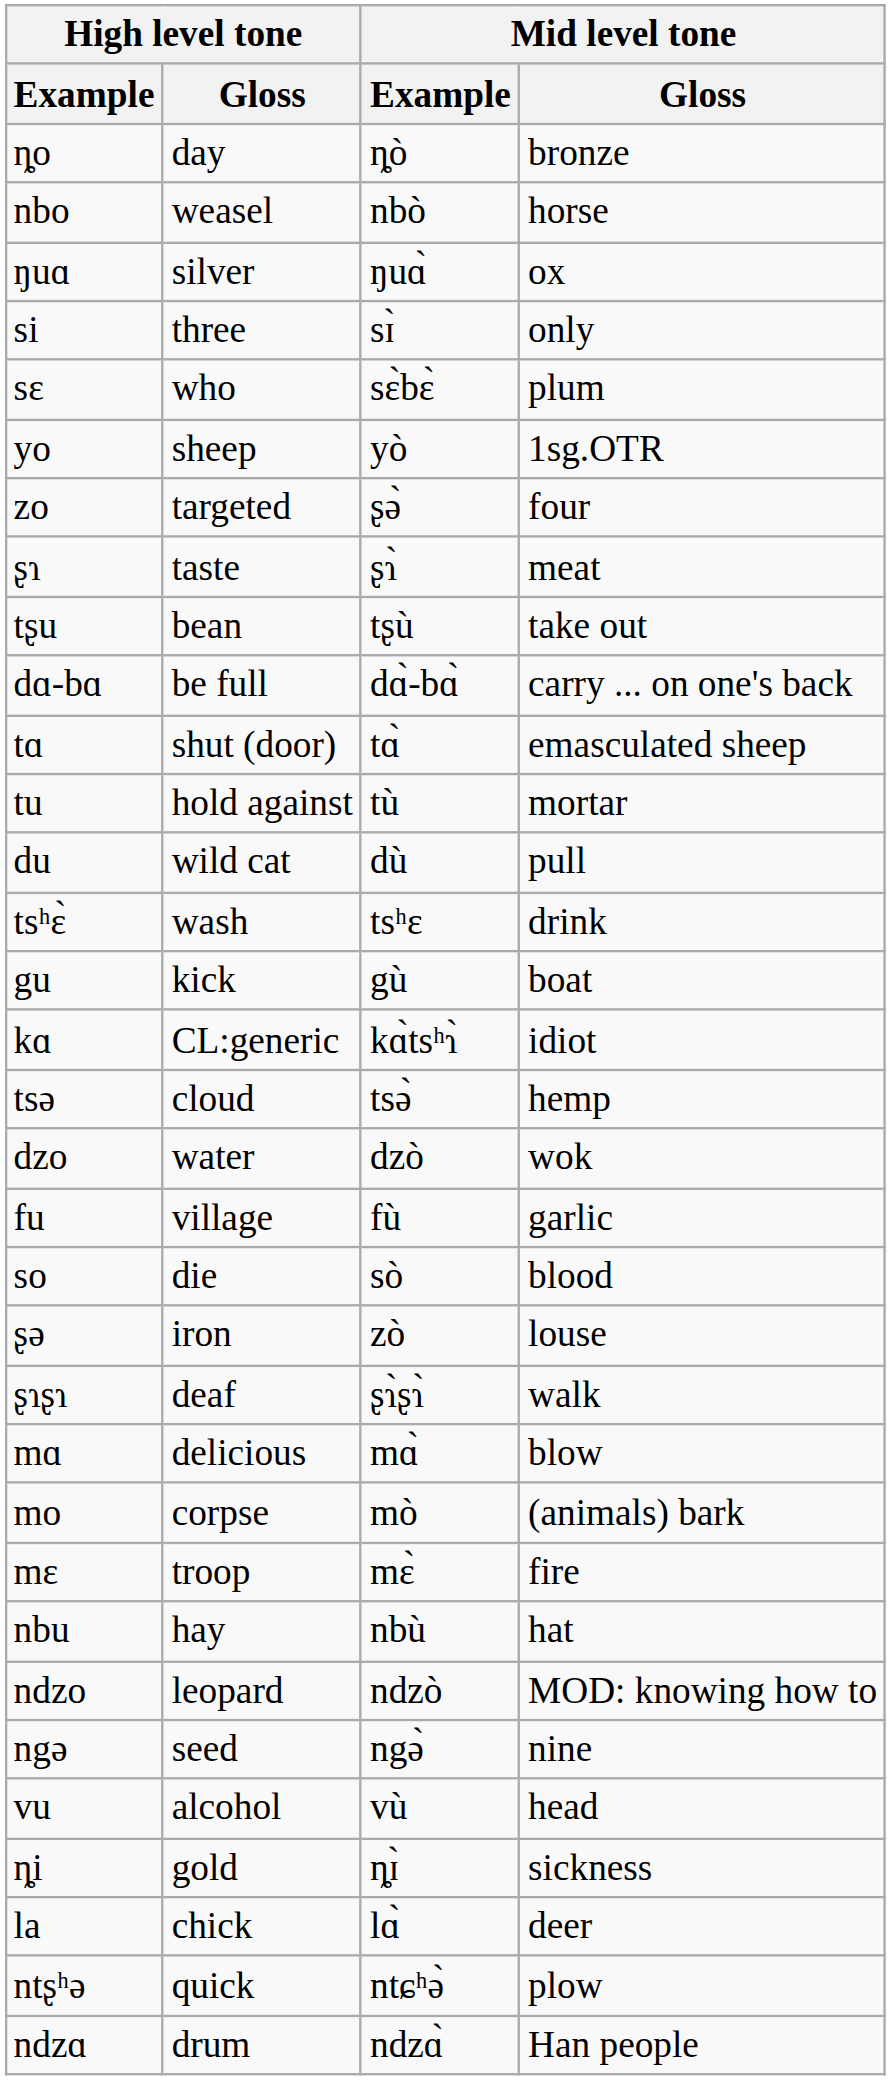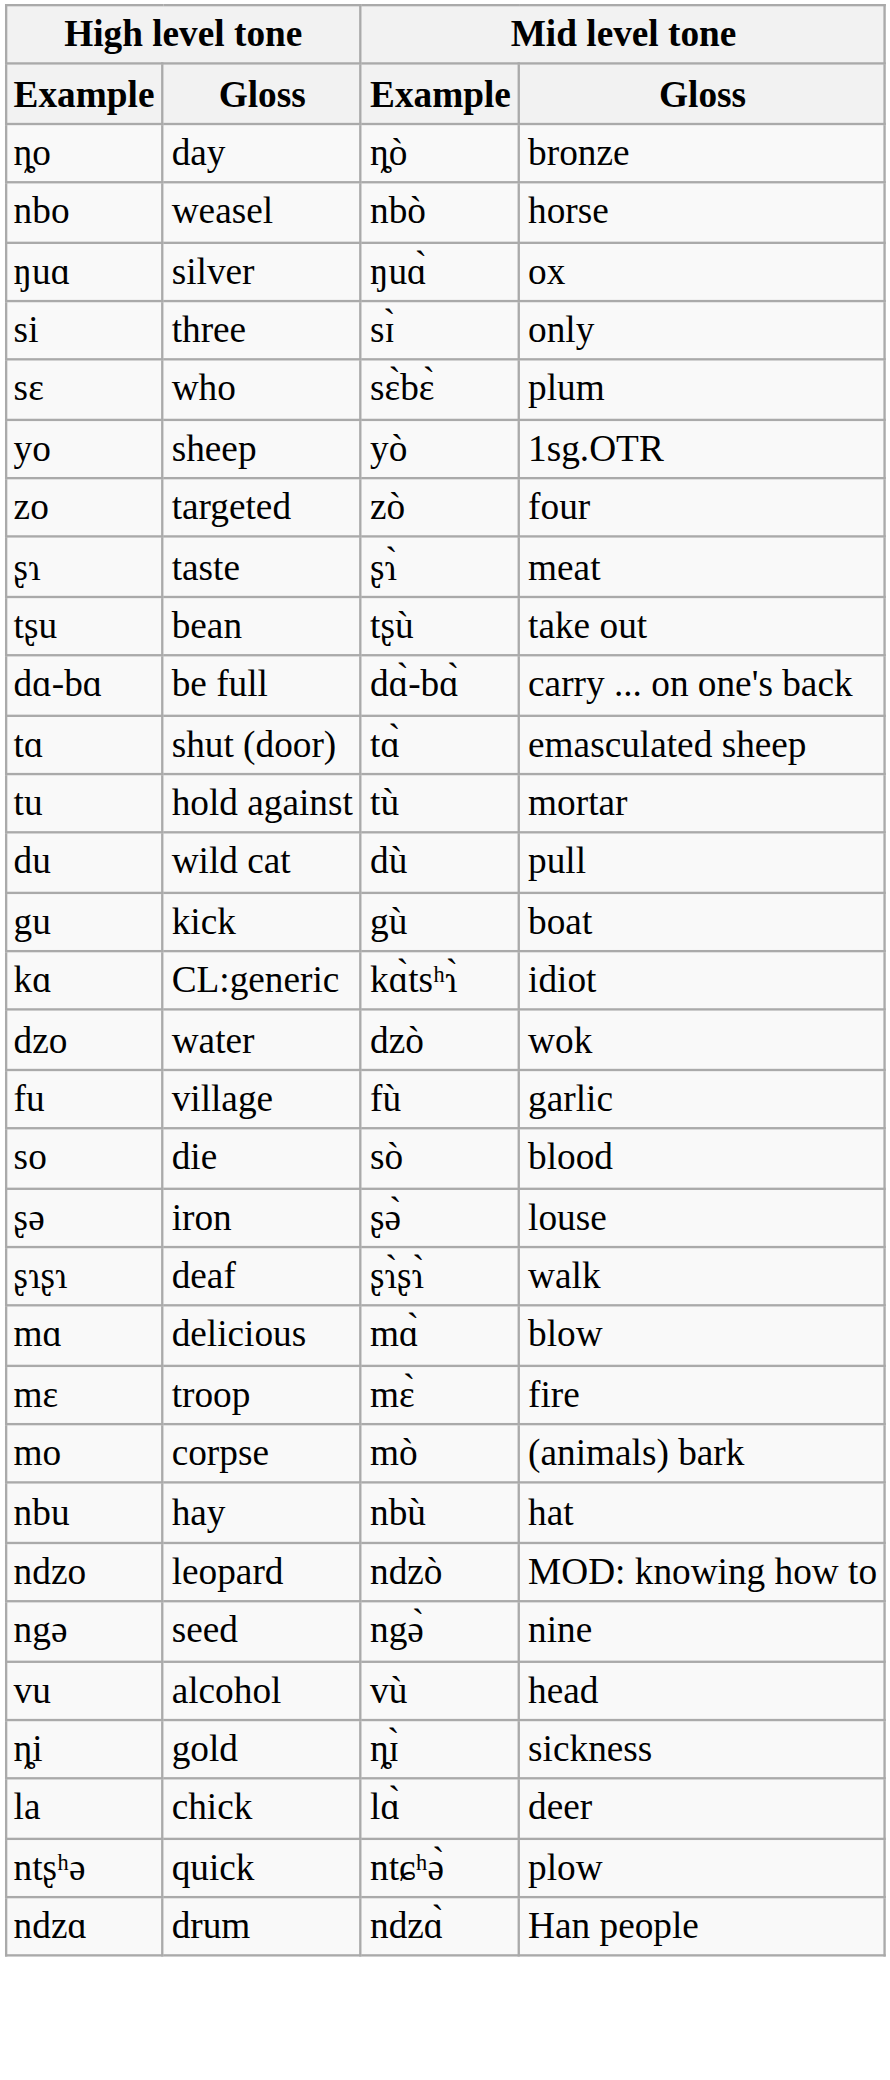(386, 507) ʂə̀ -> (388, 507) zò
- row: (40, 920)
- row: (34, 1098)
(388, 1334) zò -> (386, 1216) ʂə̀
rows swapped: (37, 1512) <-> (36, 1571)
